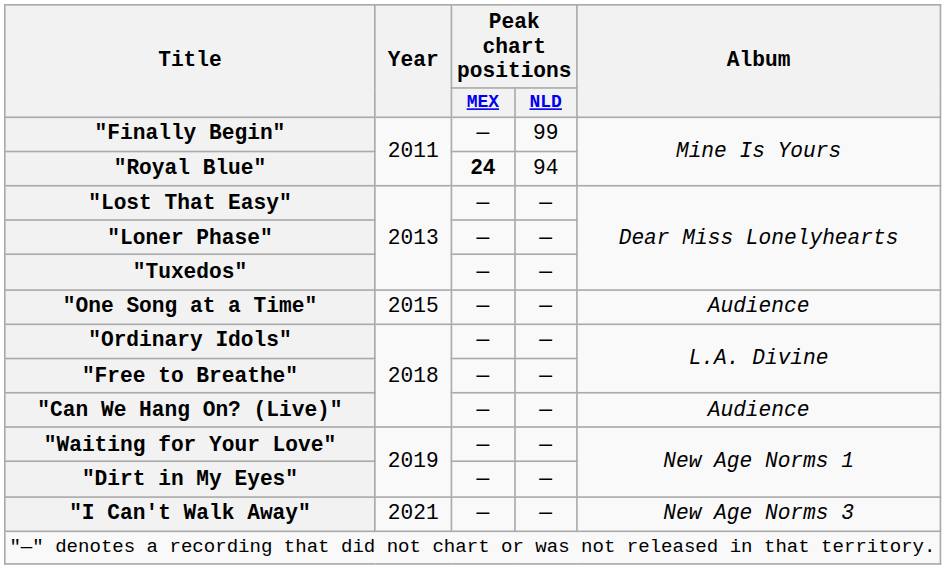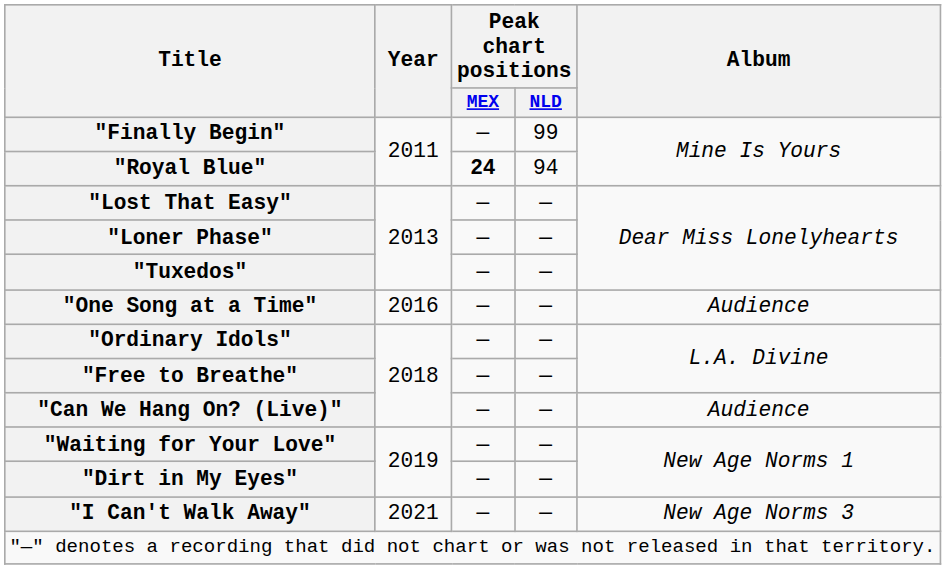(413, 307) 2015 -> (413, 307) 2016
